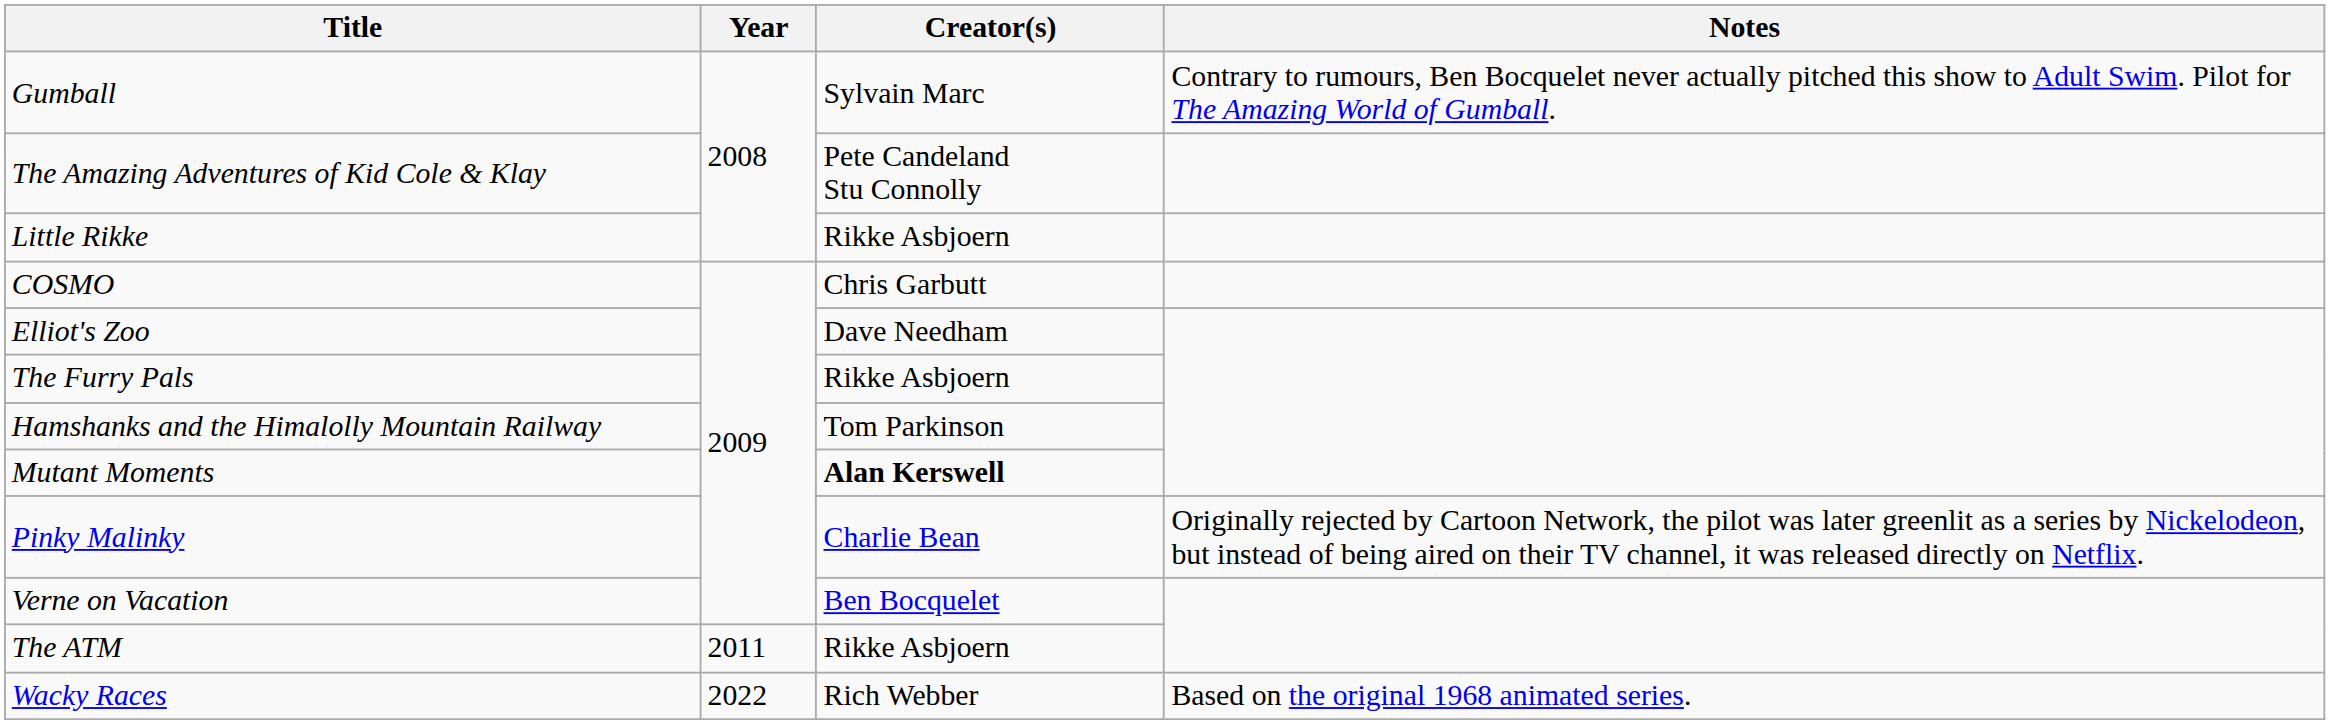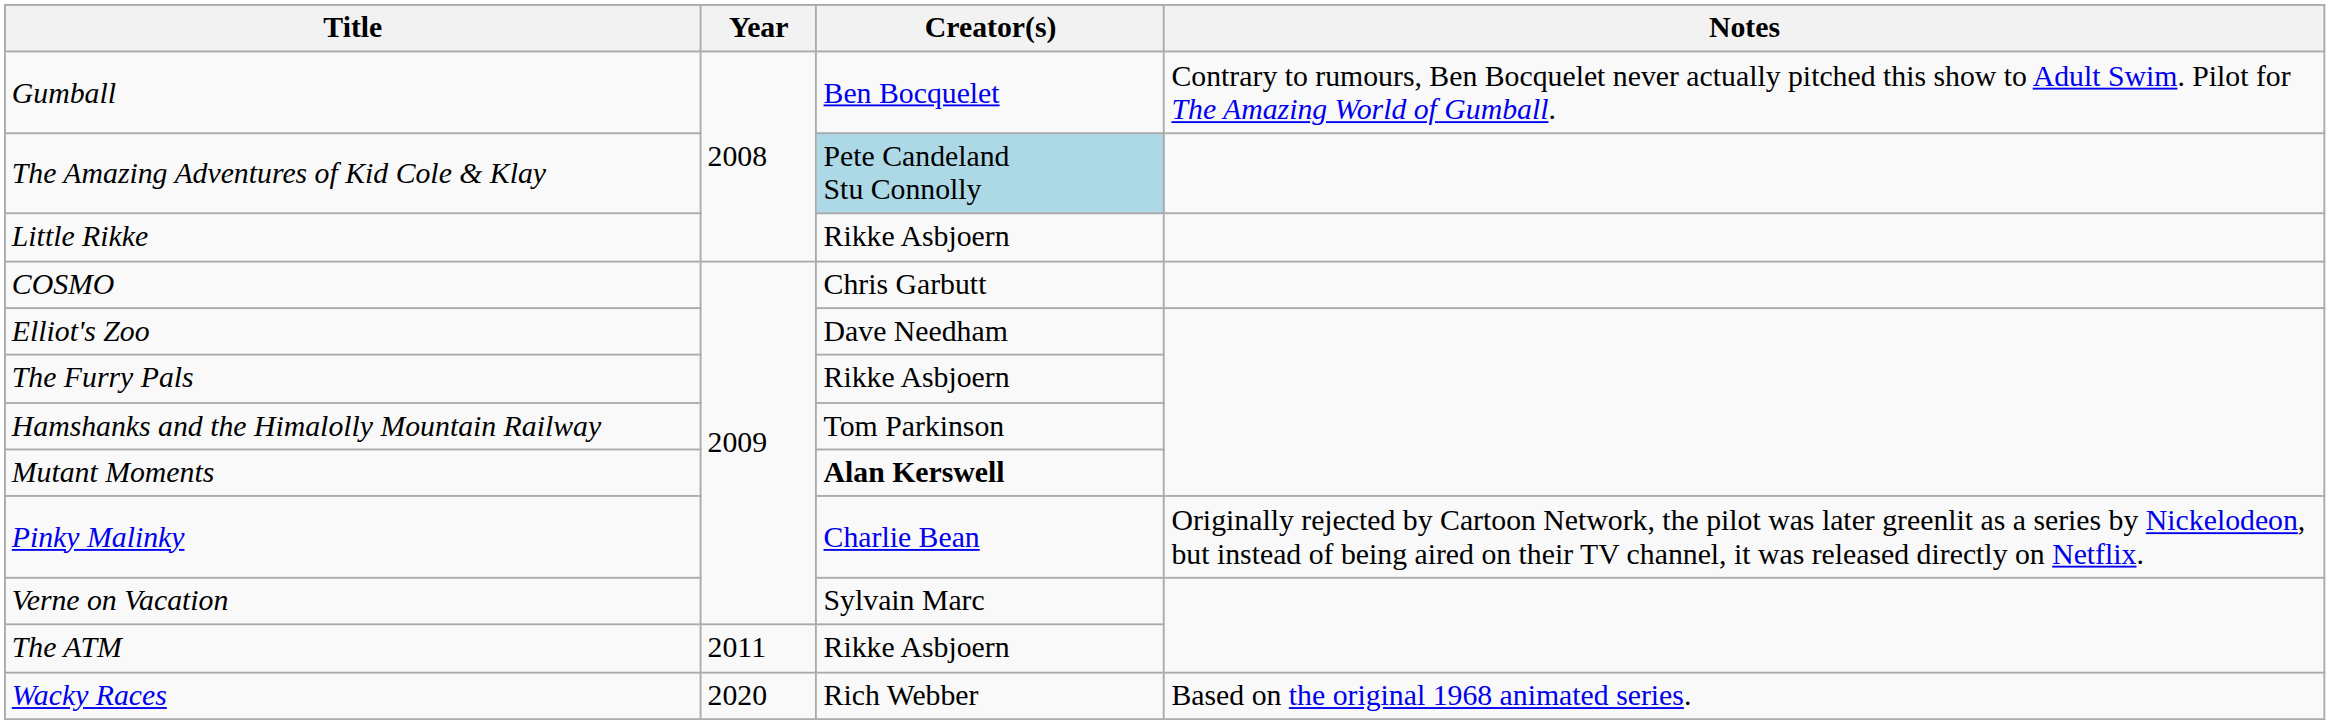(904, 92) Sylvain Marc -> (912, 92) Ben Bocquelet
(917, 172) no background -> (917, 172) lightblue background
(912, 600) Ben Bocquelet -> (904, 600) Sylvain Marc
(737, 694) 2022 -> (737, 694) 2020
